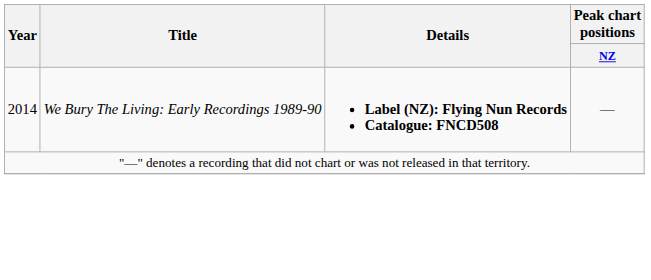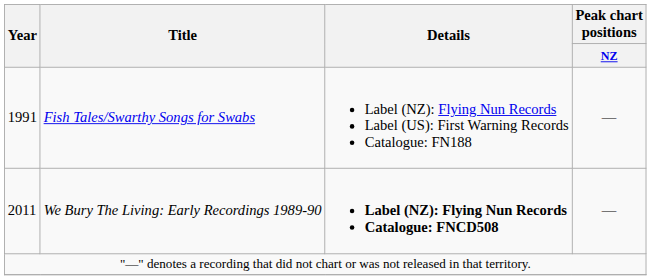+ row: (149, 117)
(22, 109) 2014 -> (22, 210) 2011
